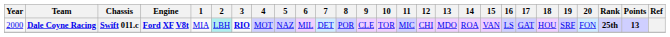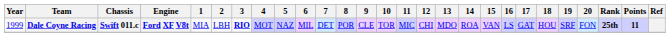(15, 24) 2000 -> (15, 24) 1999
(222, 24) paleturquoise background -> (222, 24) no background
(635, 24) 13 -> (635, 24) 11
